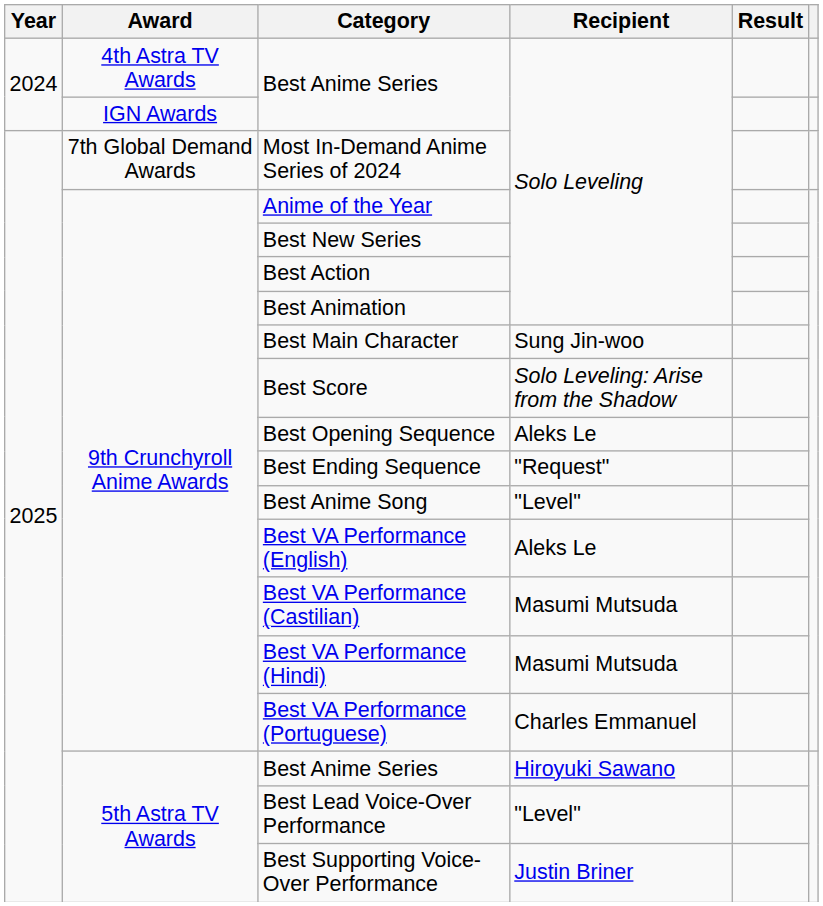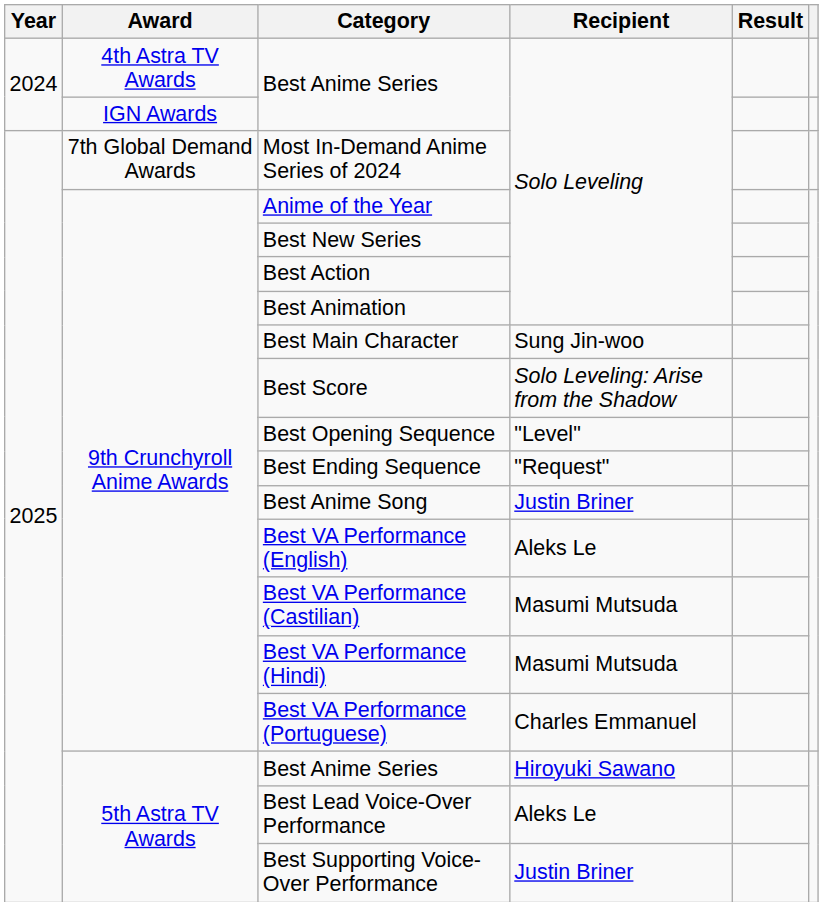(555, 433) Aleks Le -> (548, 433) "Level"
(548, 501) "Level" -> (574, 501) Justin Briner
(548, 814) "Level" -> (555, 814) Aleks Le
